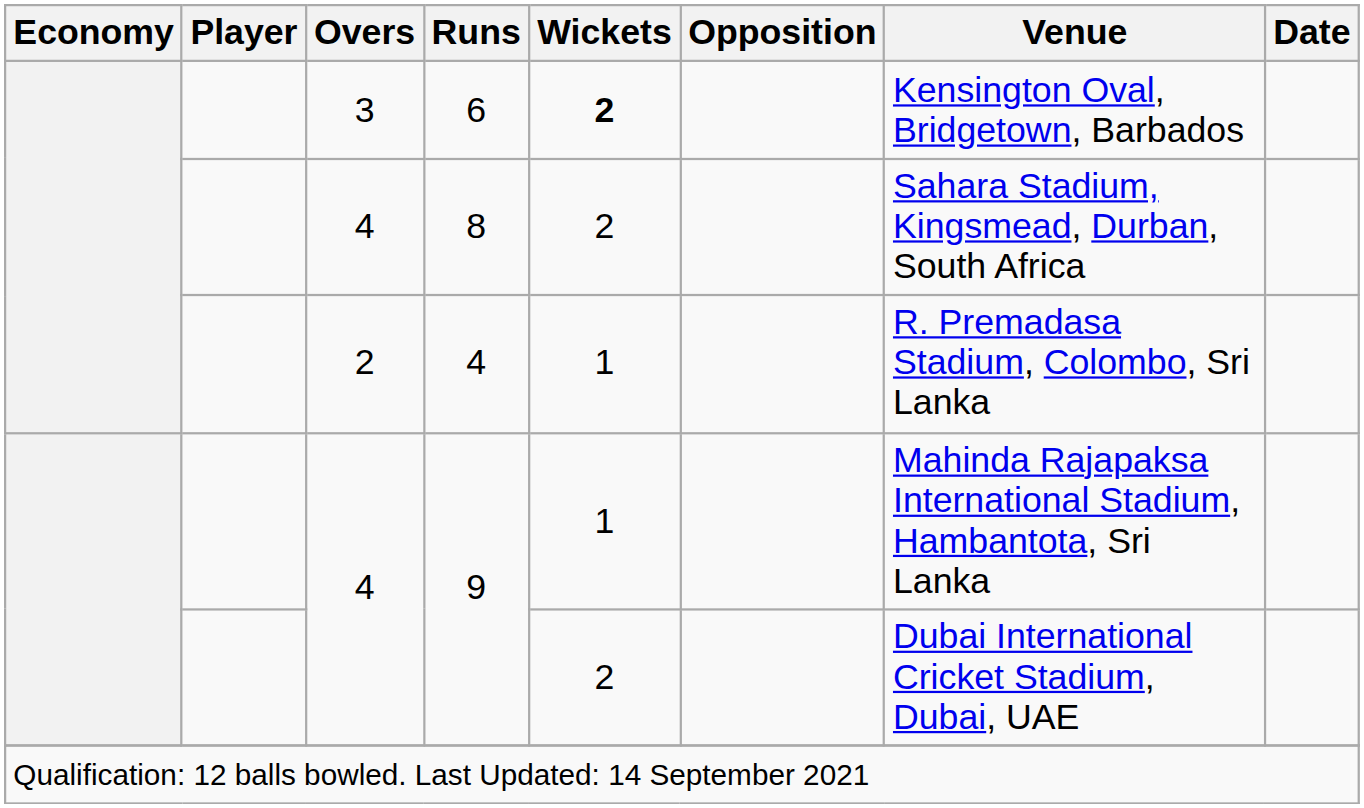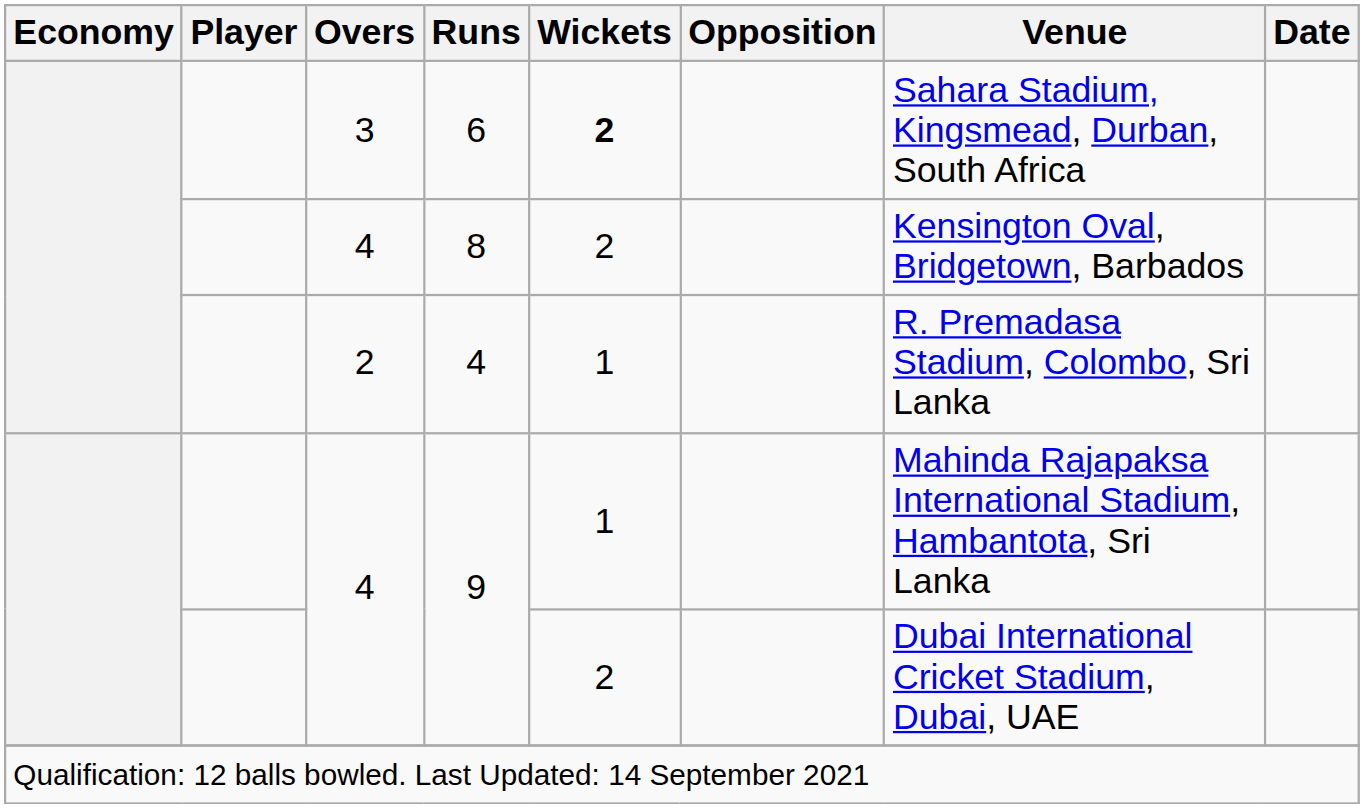(1069, 109) Kensington Oval, Bridgetown, Barbados -> (1056, 129) Sahara Stadium, Kingsmead, Durban, South Africa
(1056, 226) Sahara Stadium, Kingsmead, Durban, South Africa -> (1069, 246) Kensington Oval, Bridgetown, Barbados
